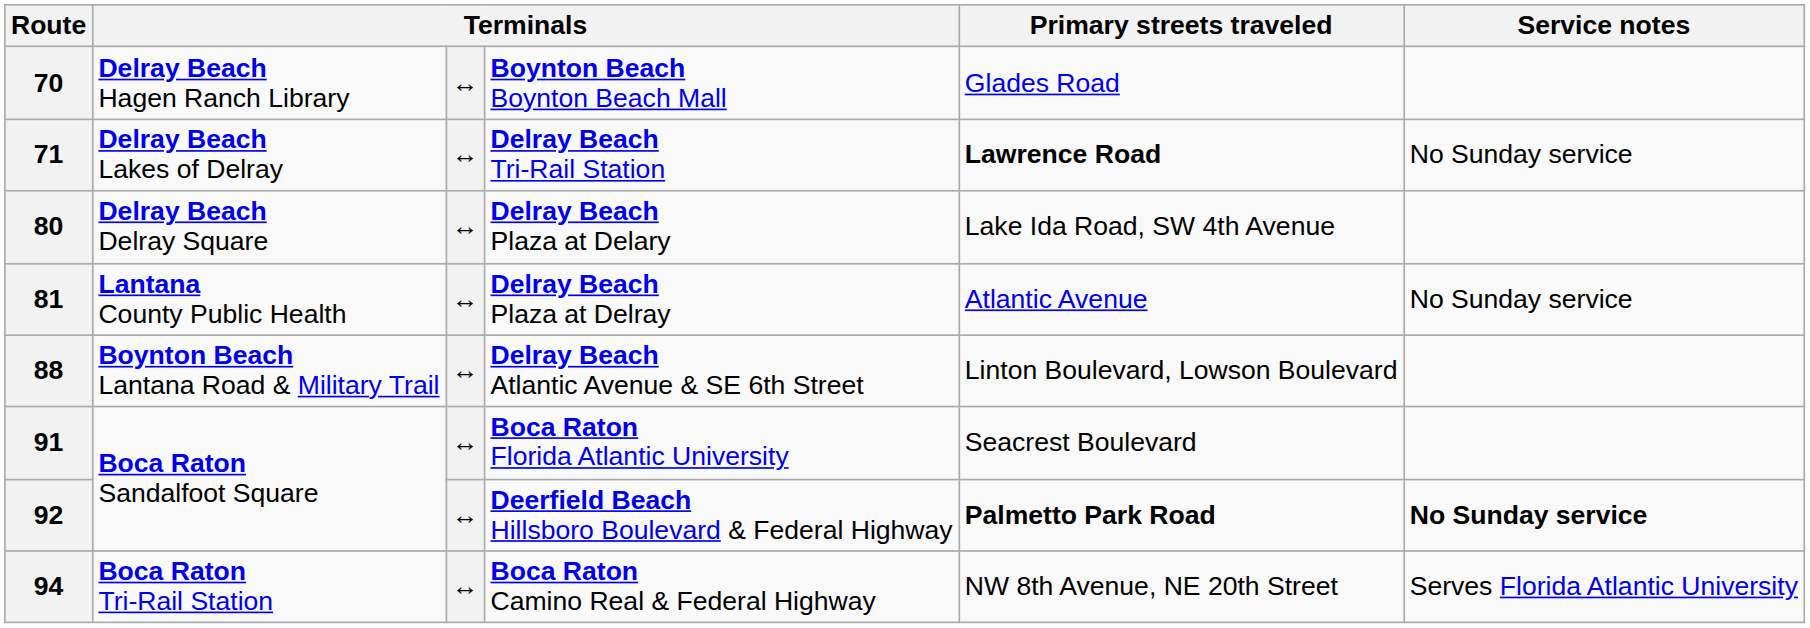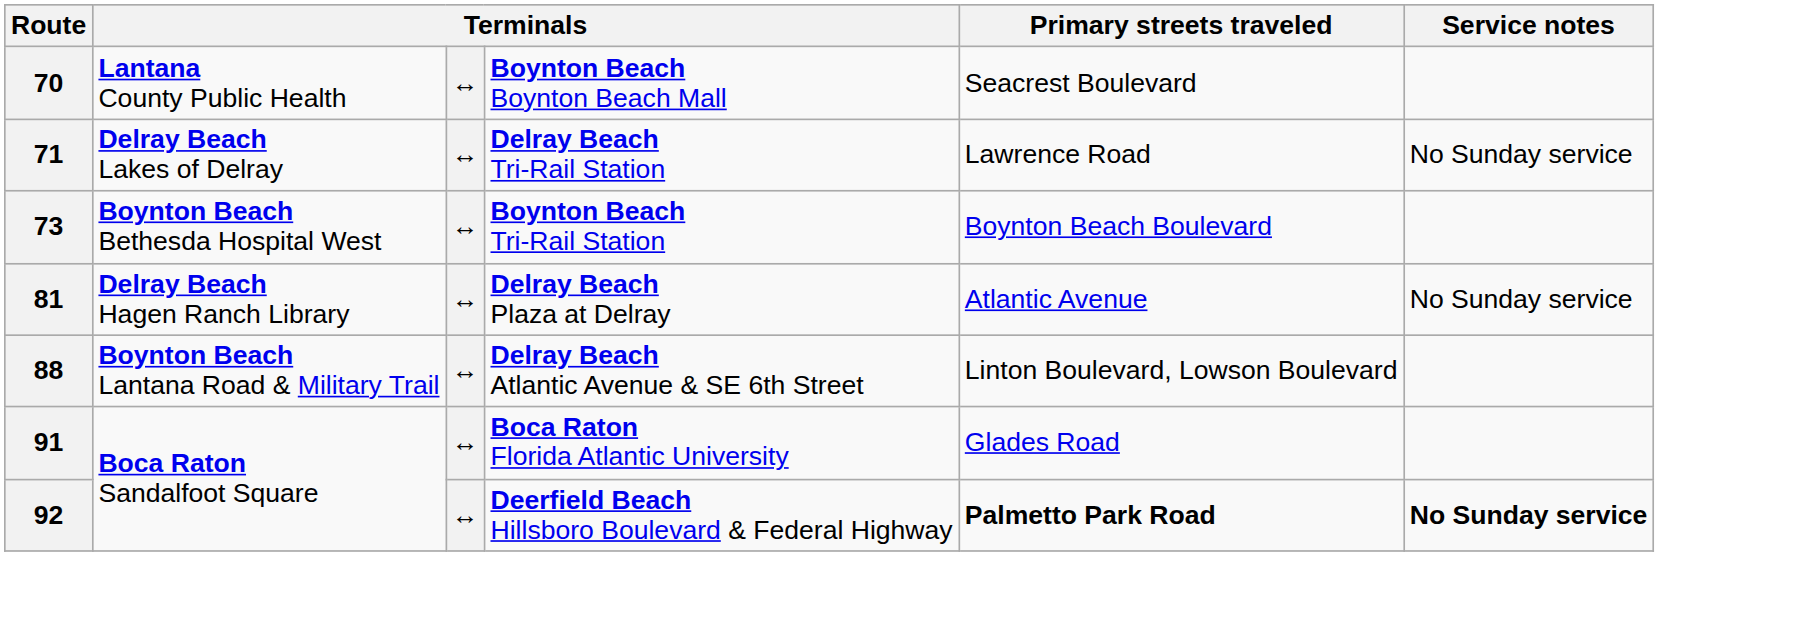(224, 82) Delray Beach Hagen Ranch Library -> (222, 82) Lantana County Public Health
(1042, 82) Glades Road -> (1081, 82) Seacrest Boulevard
(1063, 154) bold -> (1058, 154) normal
+ row: (49, 226)
- row: (49, 226)
(222, 298) Lantana County Public Health -> (224, 298) Delray Beach Hagen Ranch Library
(1081, 442) Seacrest Boulevard -> (1042, 442) Glades Road
- row: (49, 586)
